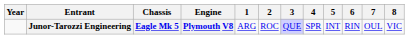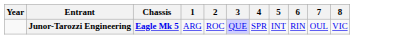- column: (208, 12)
